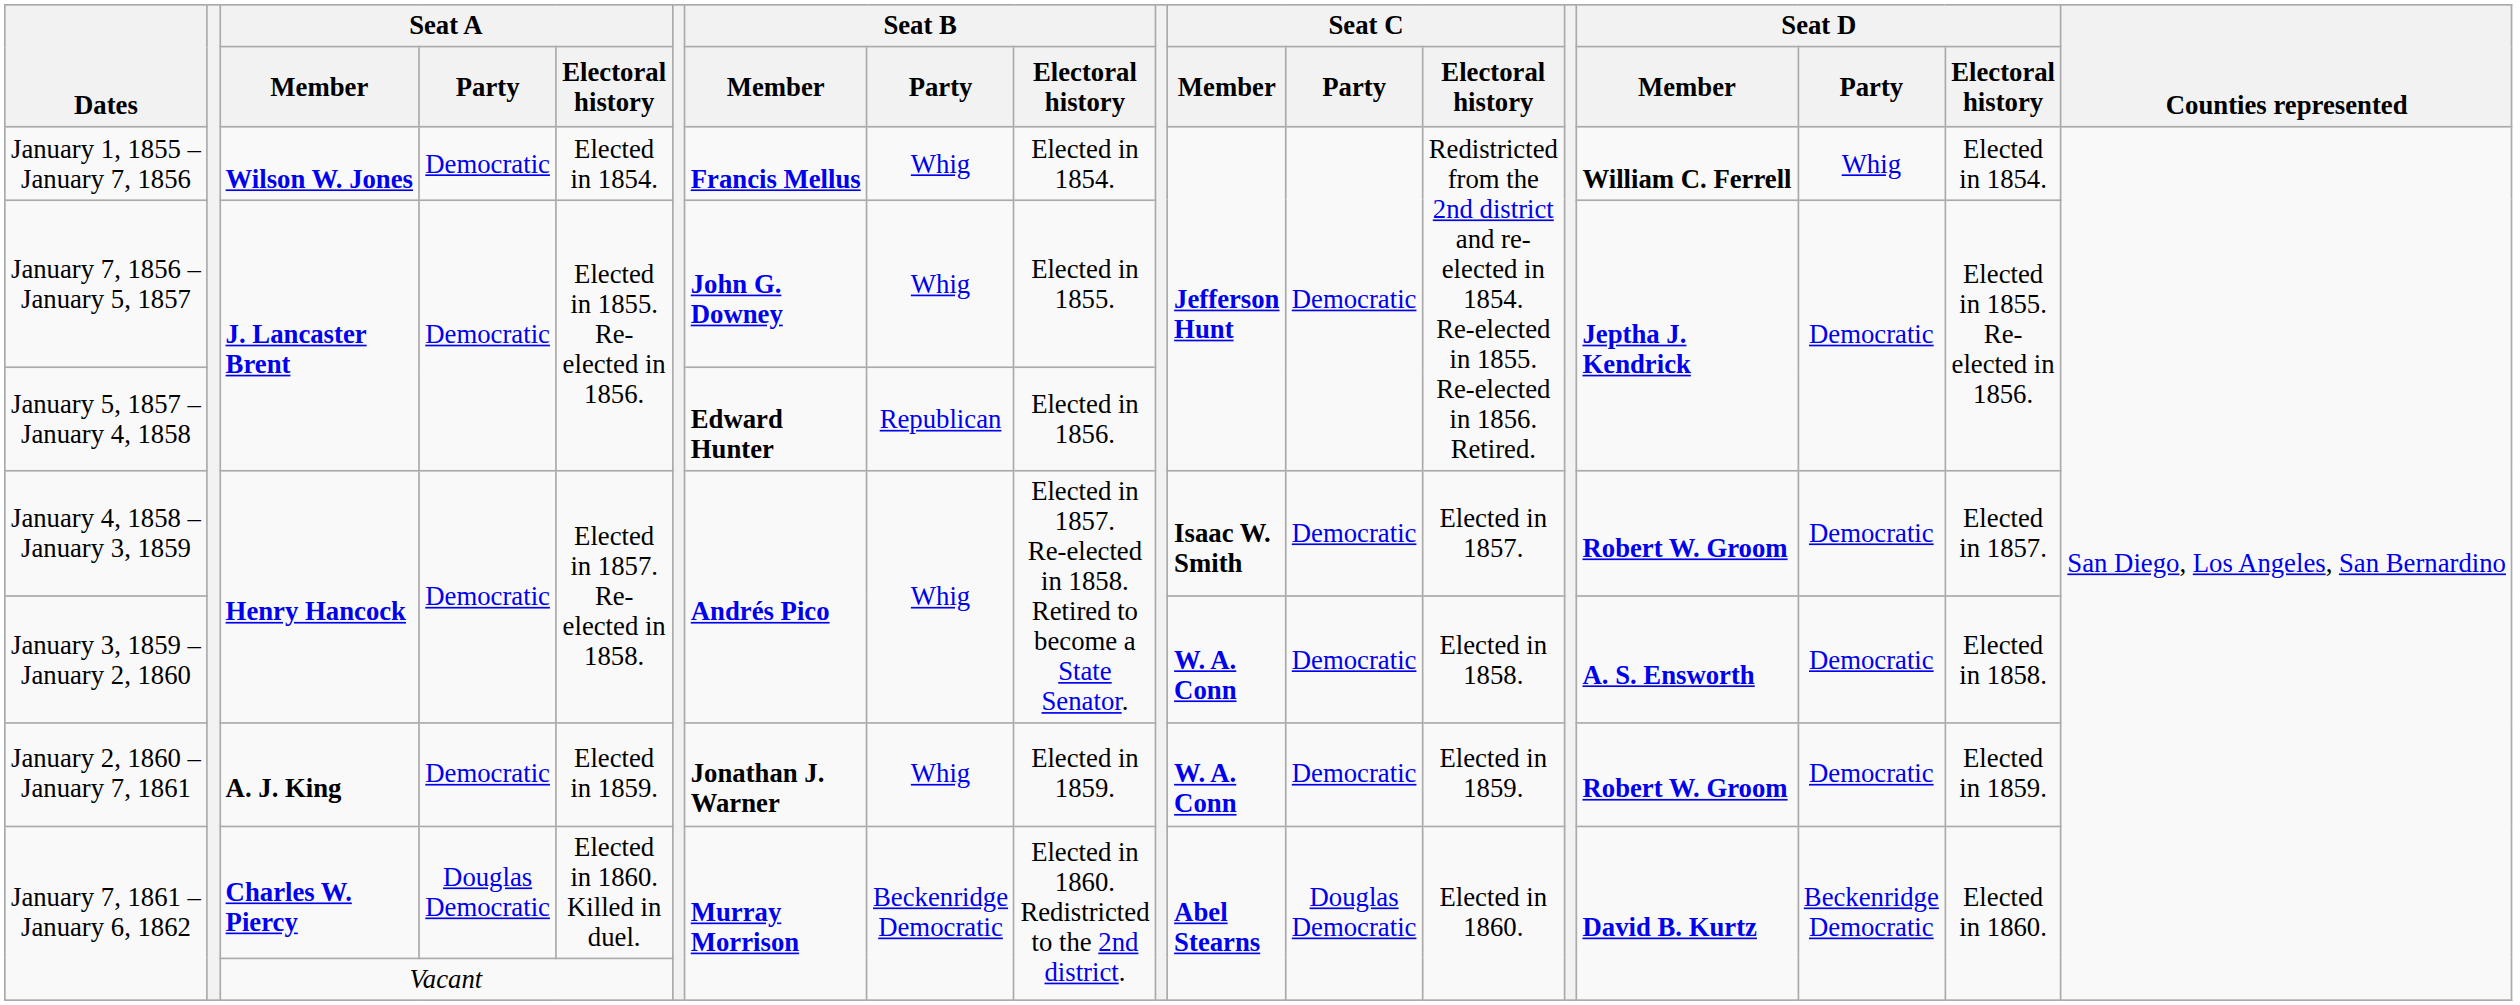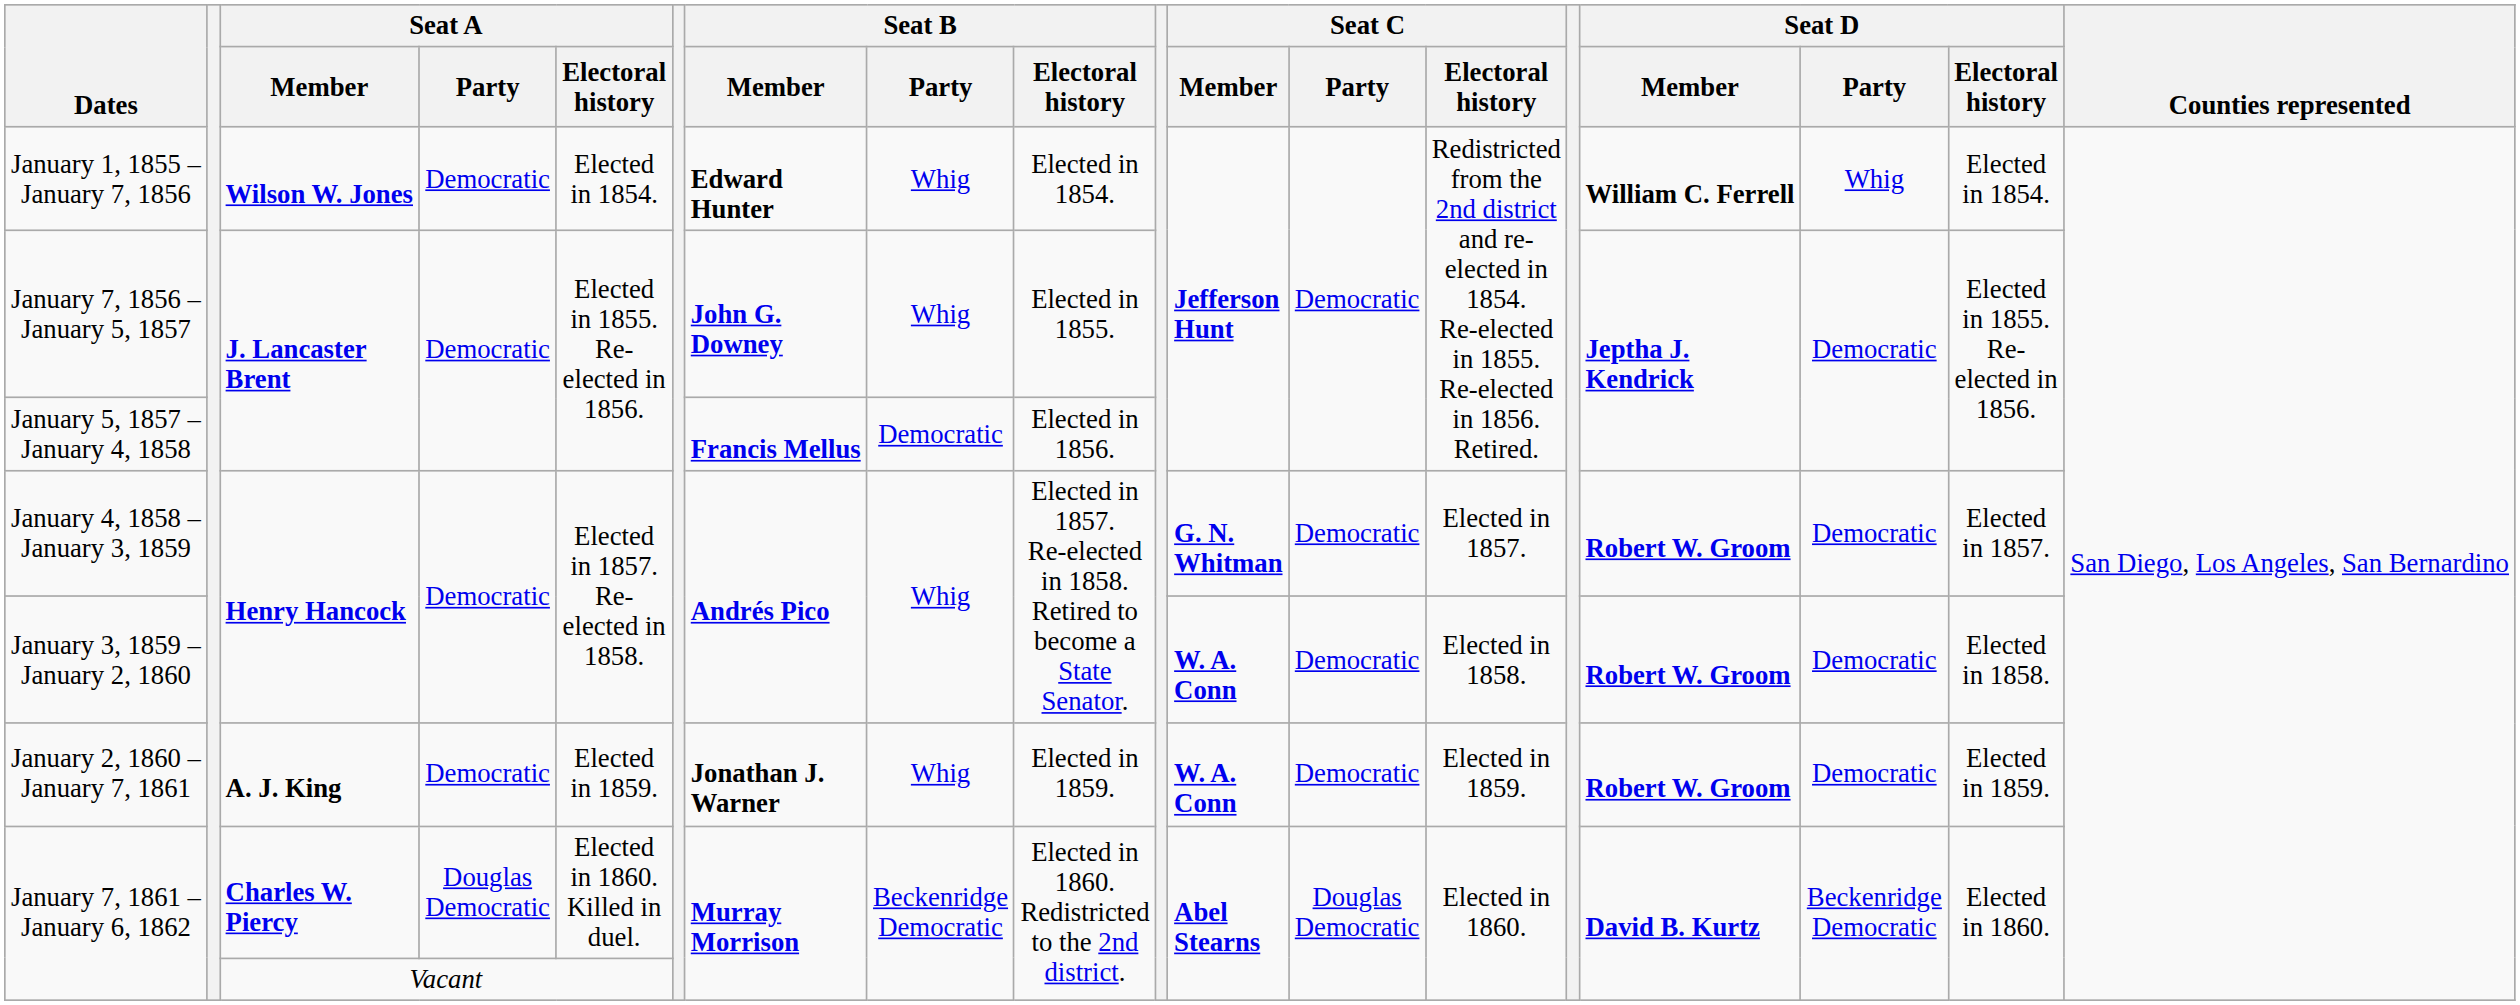(776, 178) Francis Mellus -> (737, 193) Edward Hunter
(737, 433) Edward Hunter -> (776, 448) Francis Mellus
(941, 418) Republican -> (941, 433) Democratic
(1222, 548) Isaac W. Smith -> (1228, 548) G. N. Whitman
(1669, 674) A. S. Ensworth -> (1688, 674) Robert W. Groom
